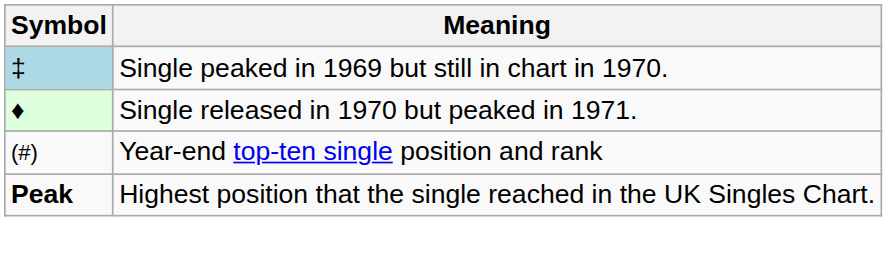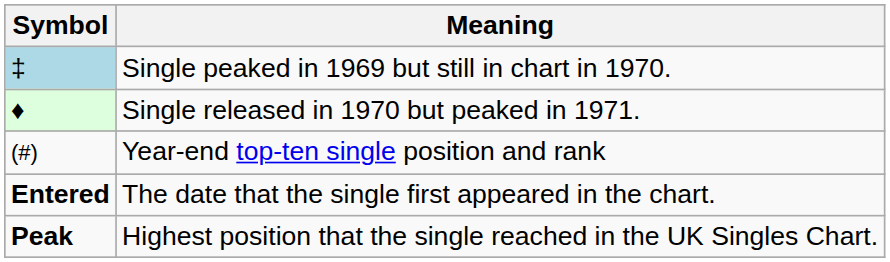+ row: (419, 194)
